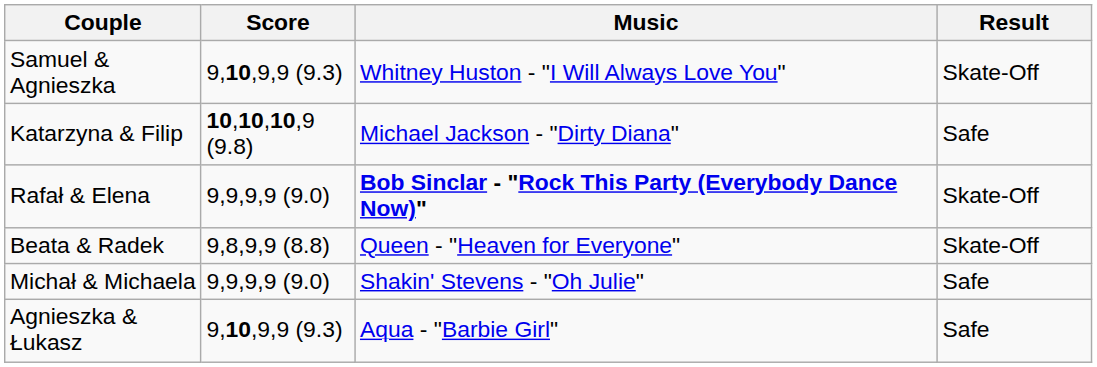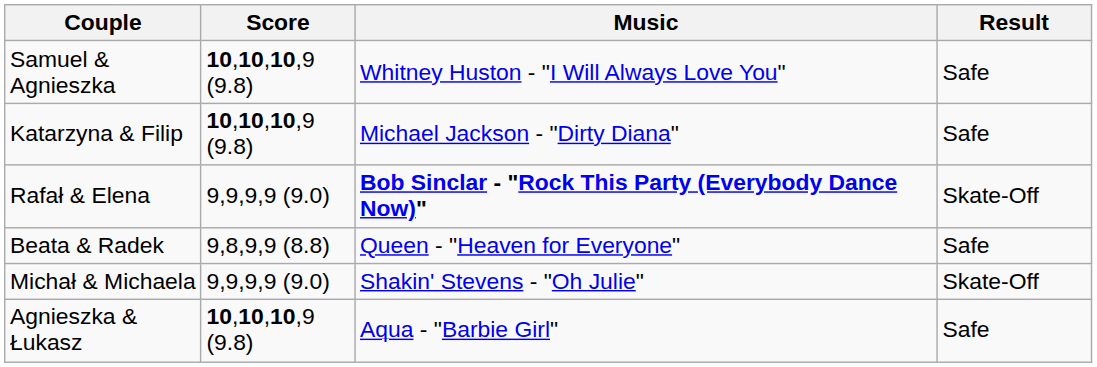(274, 71) 9,10,9,9 (9.3) -> (261, 71) 10,10,10,9 (9.8)
(991, 71) Skate-Off -> (966, 71) Safe
(991, 245) Skate-Off -> (966, 245) Safe
(966, 281) Safe -> (991, 281) Skate-Off
(274, 330) 9,10,9,9 (9.3) -> (261, 330) 10,10,10,9 (9.8)
